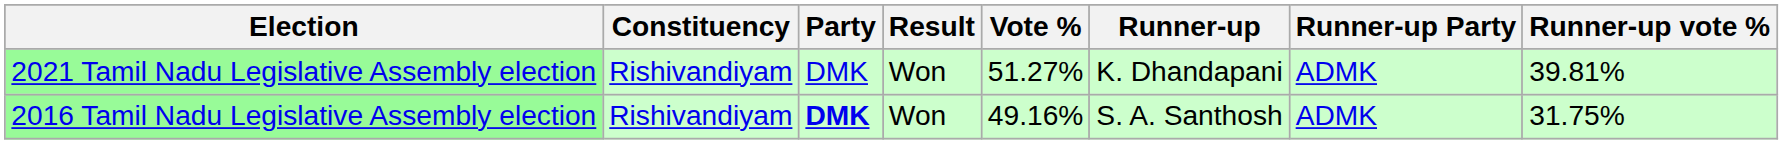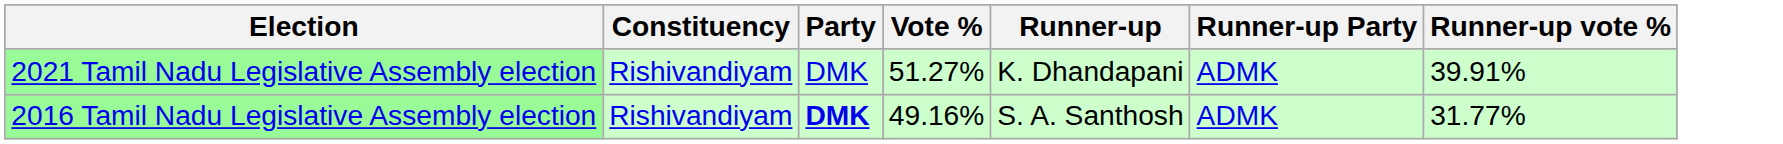- column: (932, 26)
(1577, 71) 39.81% -> (1478, 71) 39.91%
(1577, 116) 31.75% -> (1478, 116) 31.77%
